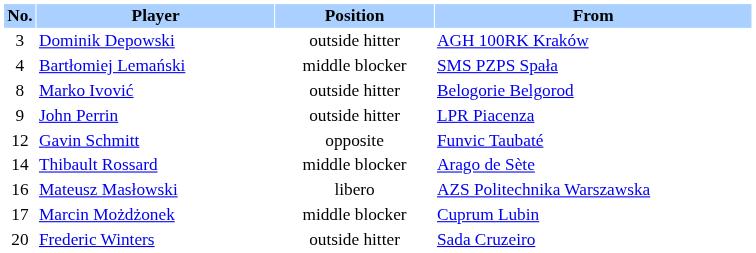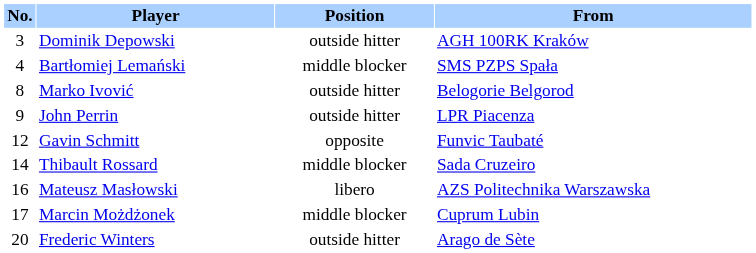(486, 164) Arago de Sète -> (486, 164) Sada Cruzeiro
(486, 239) Sada Cruzeiro -> (486, 239) Arago de Sète
